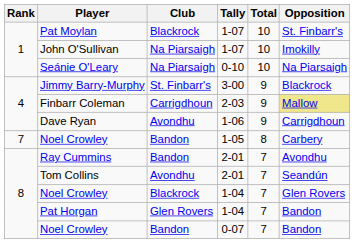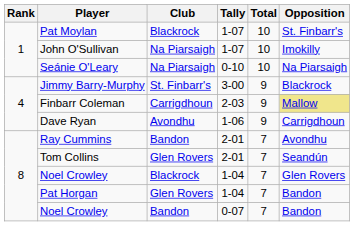- row: (74, 139)
(172, 175) Avondhu -> (182, 157) Glen Rovers
